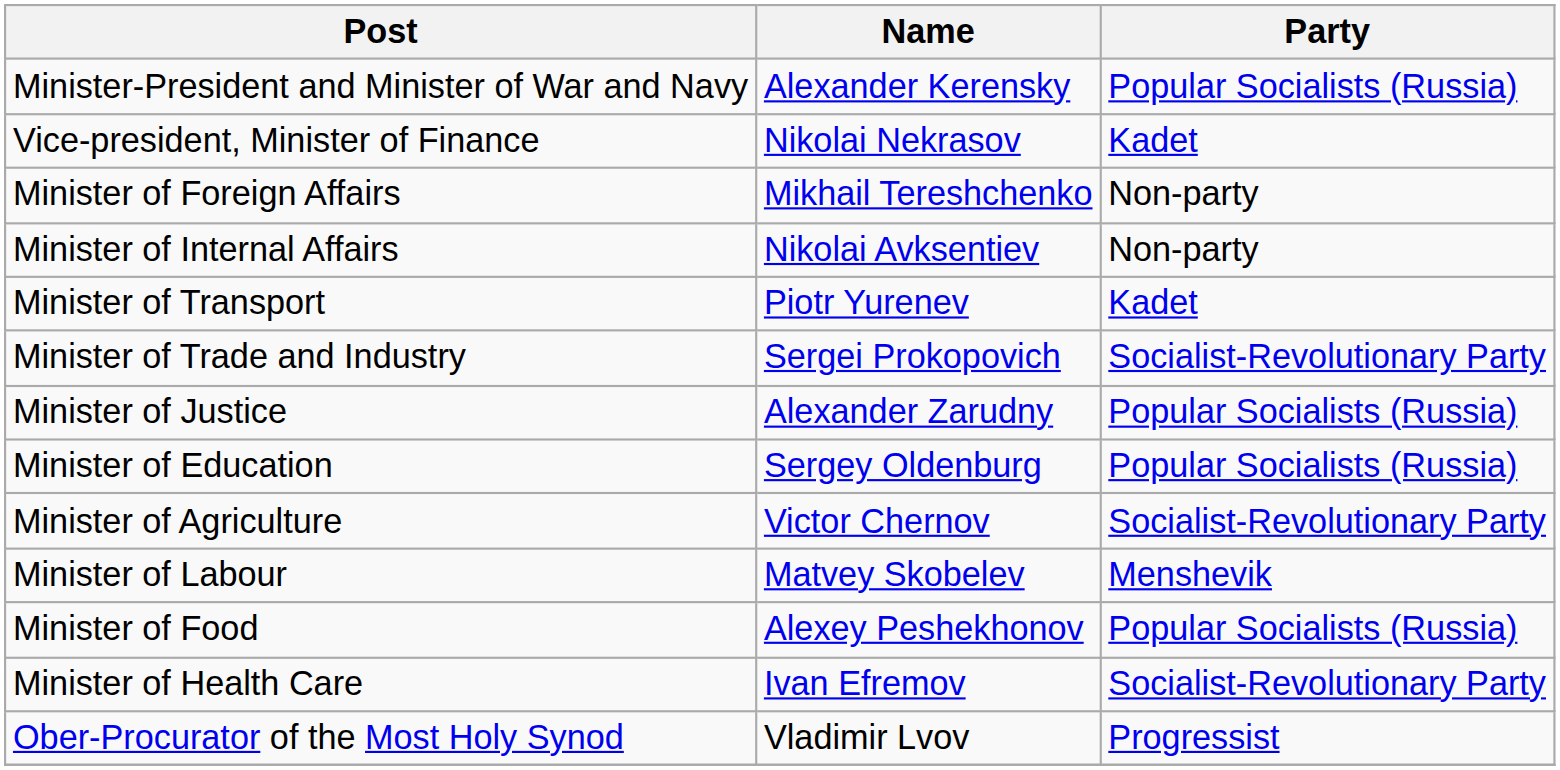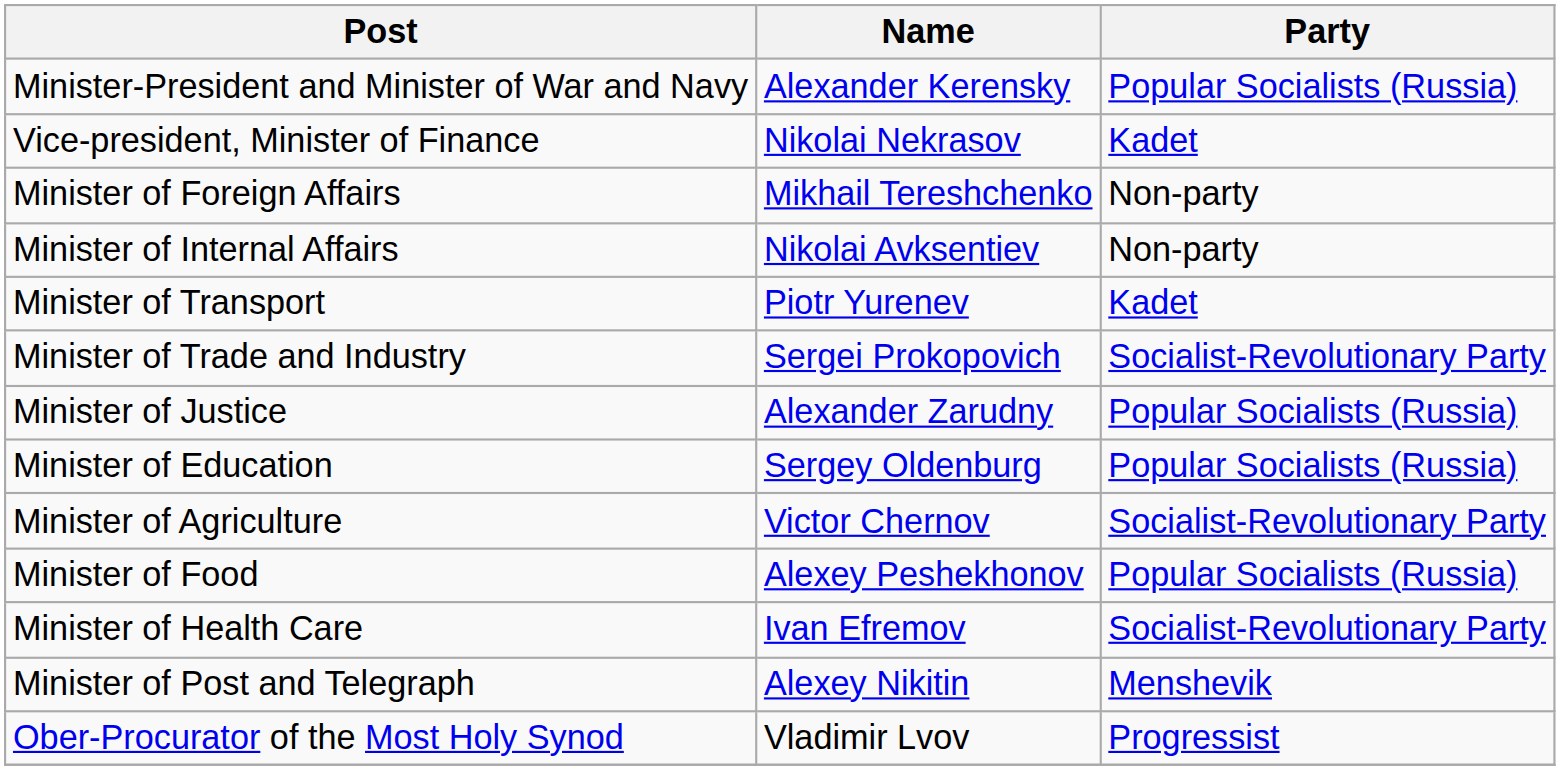- row: (150, 574)
+ row: (244, 683)
